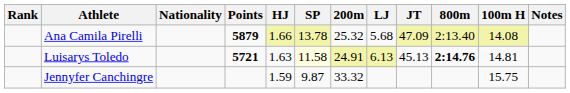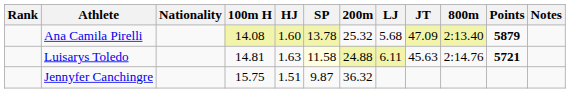columns swapped: (503, 14) <-> (245, 14)
(280, 35) 1.66 -> (289, 35) 1.60
(349, 56) 24.91 -> (358, 56) 24.88
(382, 56) 6.13 -> (391, 56) 6.11
(414, 56) 45.13 -> (423, 56) 45.63
(455, 56) bold -> (464, 56) normal
(280, 77) 1.59 -> (289, 77) 1.51
(349, 77) 33.32 -> (358, 77) 36.32
